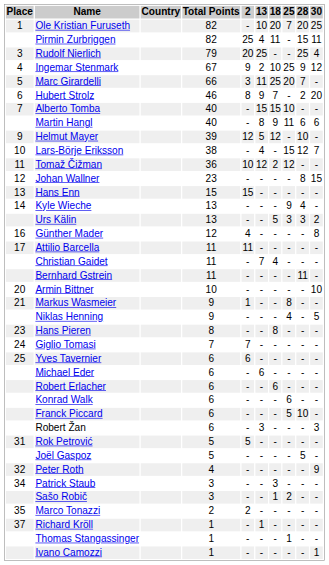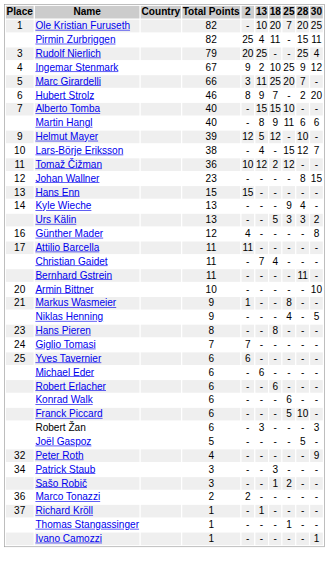- row: (64, 442)
(20, 511) 35 -> (20, 497) 36
